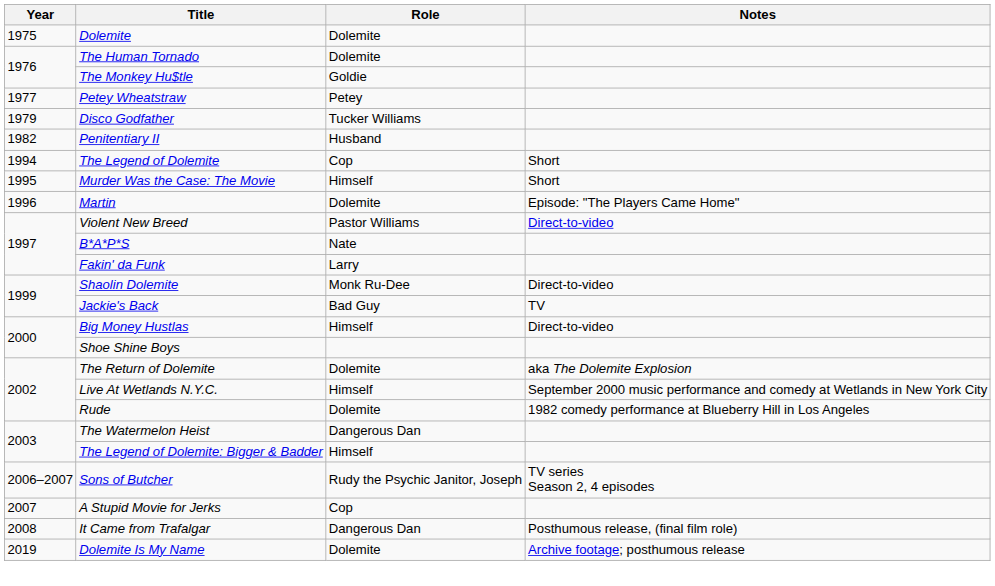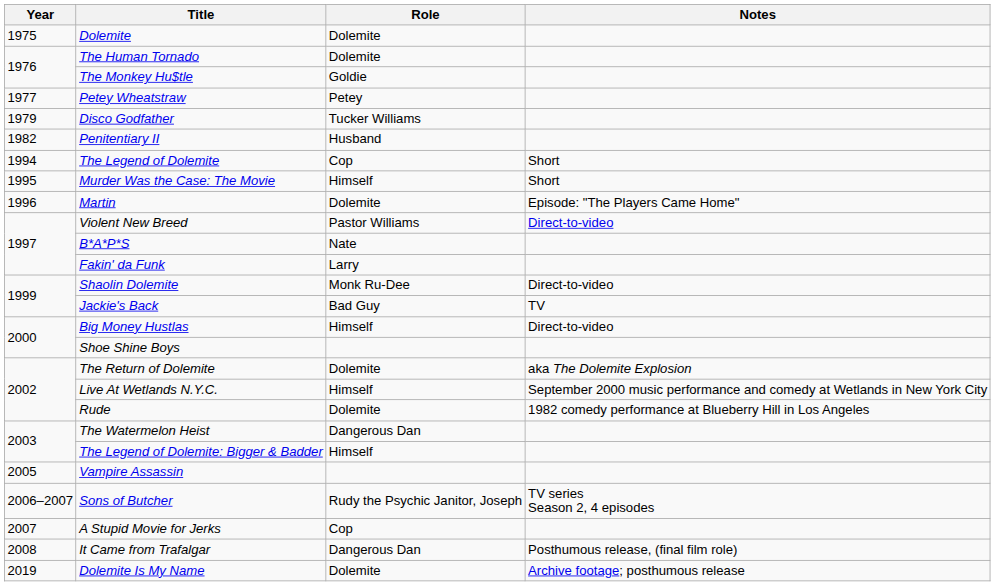+ row: (131, 472)
